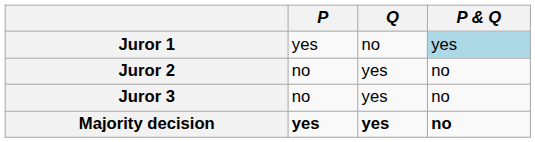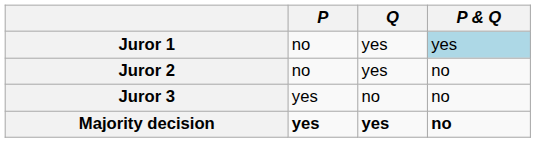(305, 44) yes -> (301, 44) no
(371, 44) no -> (375, 44) yes
(301, 97) no -> (305, 97) yes
(375, 97) yes -> (371, 97) no
